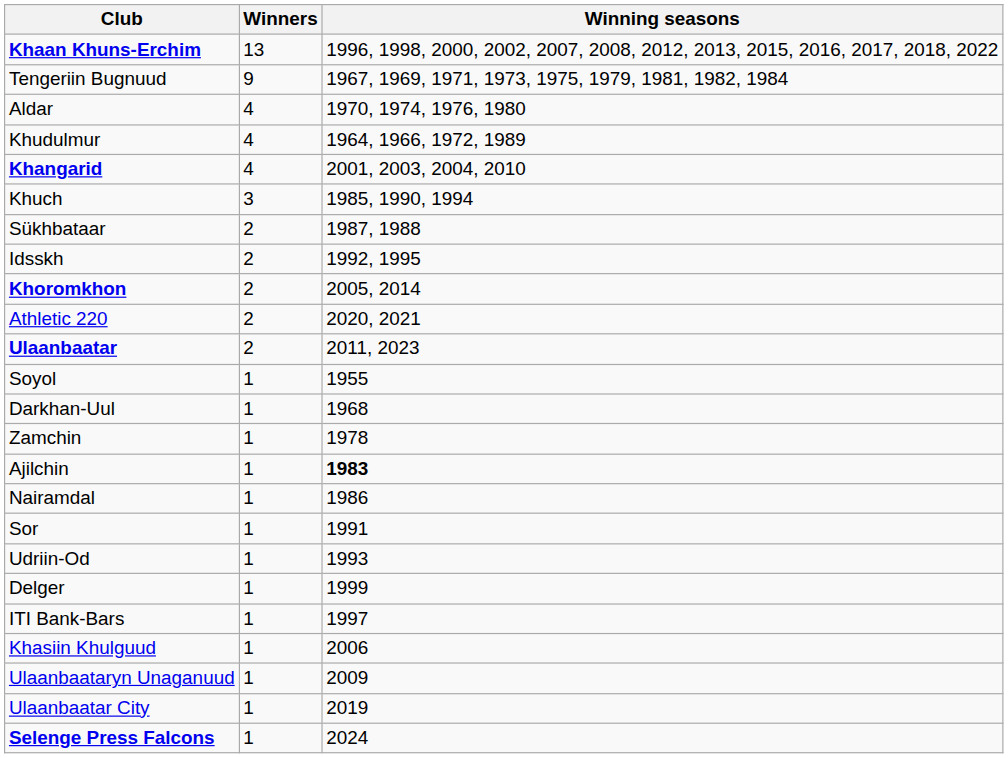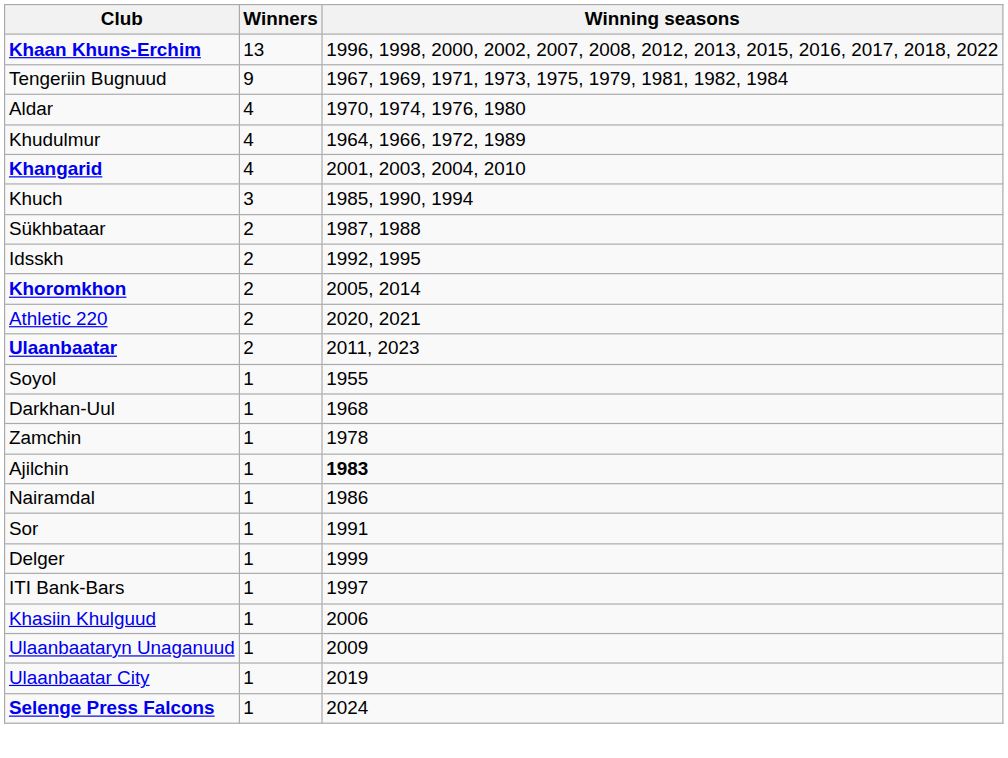- row: (49, 558)
